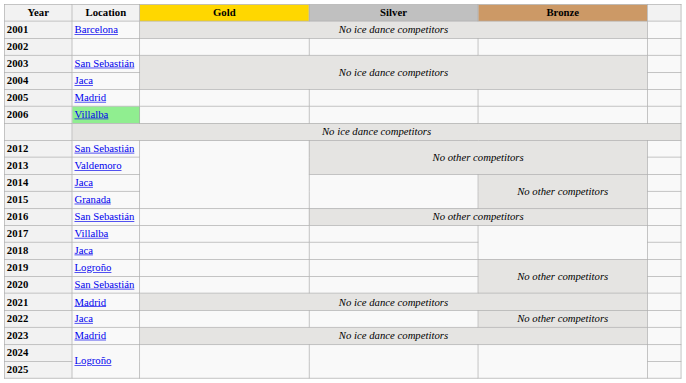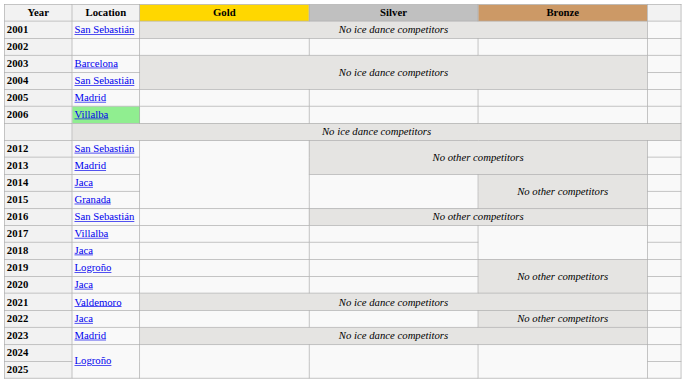(96, 30) Barcelona -> (104, 30) San Sebastián
(104, 64) San Sebastián -> (96, 64) Barcelona
(84, 81) Jaca -> (104, 81) San Sebastián
(98, 166) Valdemoro -> (90, 166) Madrid
(104, 285) San Sebastián -> (84, 285) Jaca
(90, 302) Madrid -> (98, 302) Valdemoro
